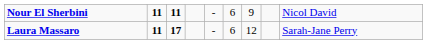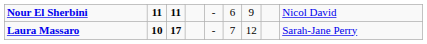(157, 30) 11 -> (157, 30) 10
(232, 30) 6 -> (232, 30) 7
